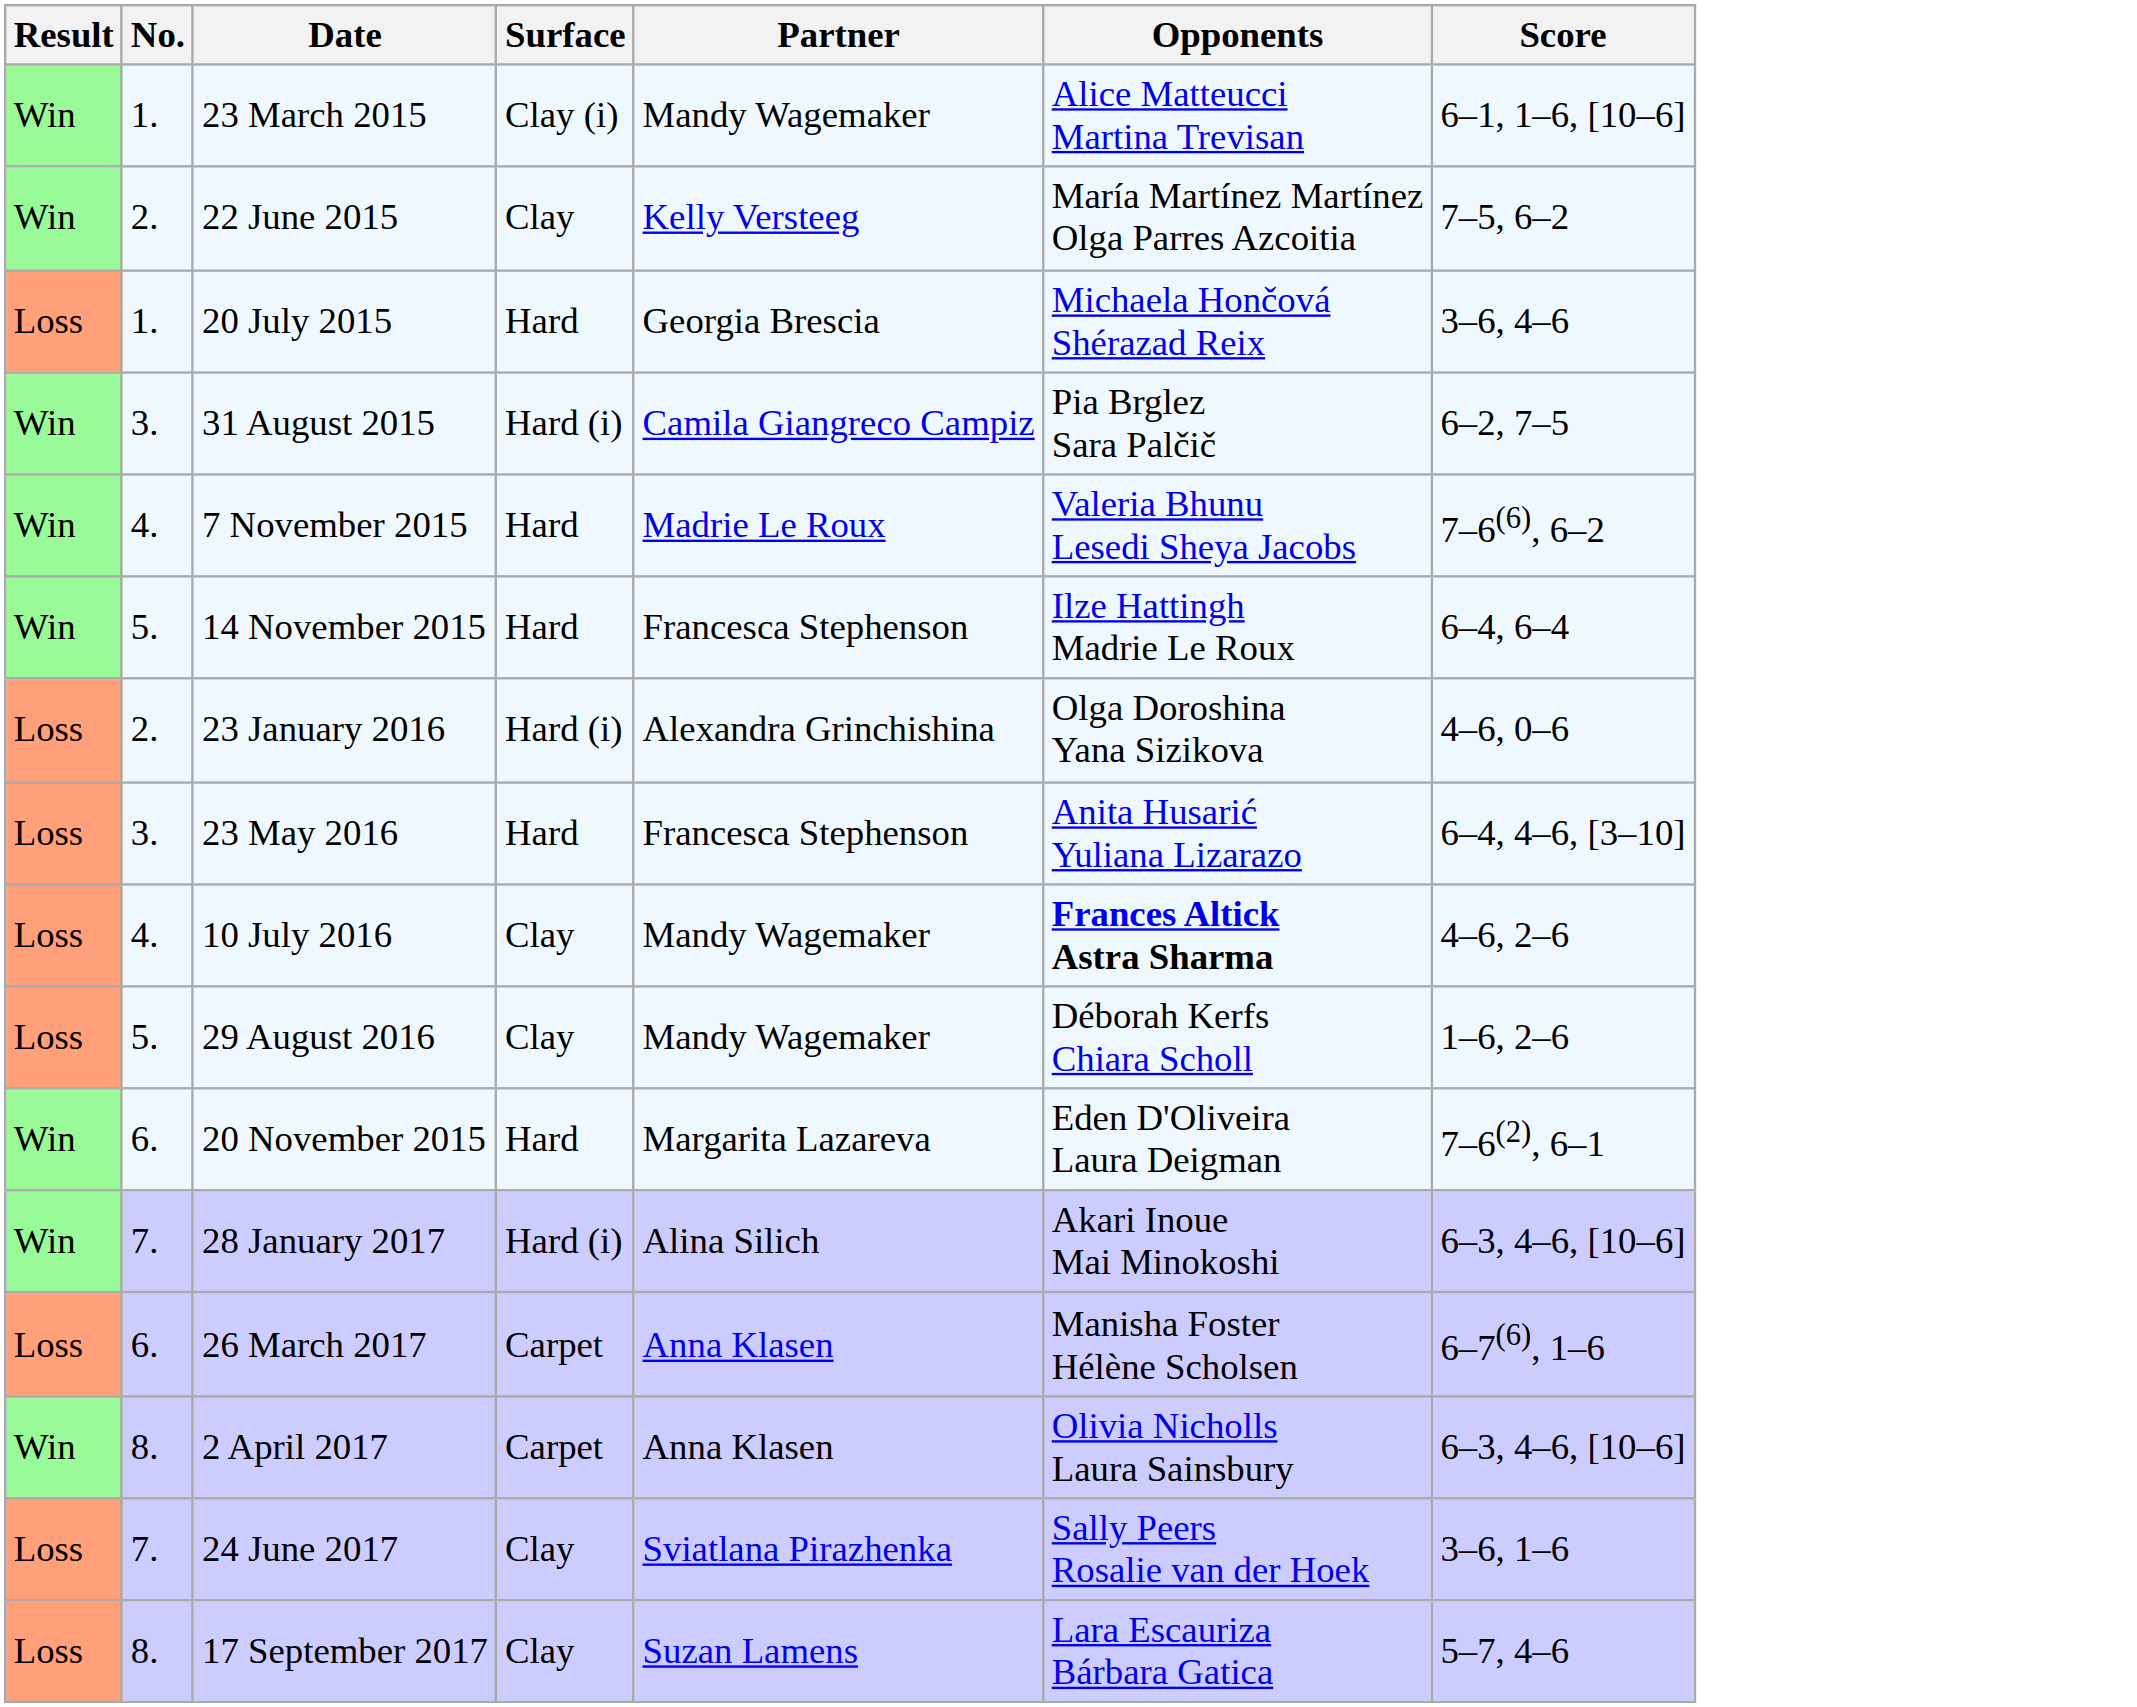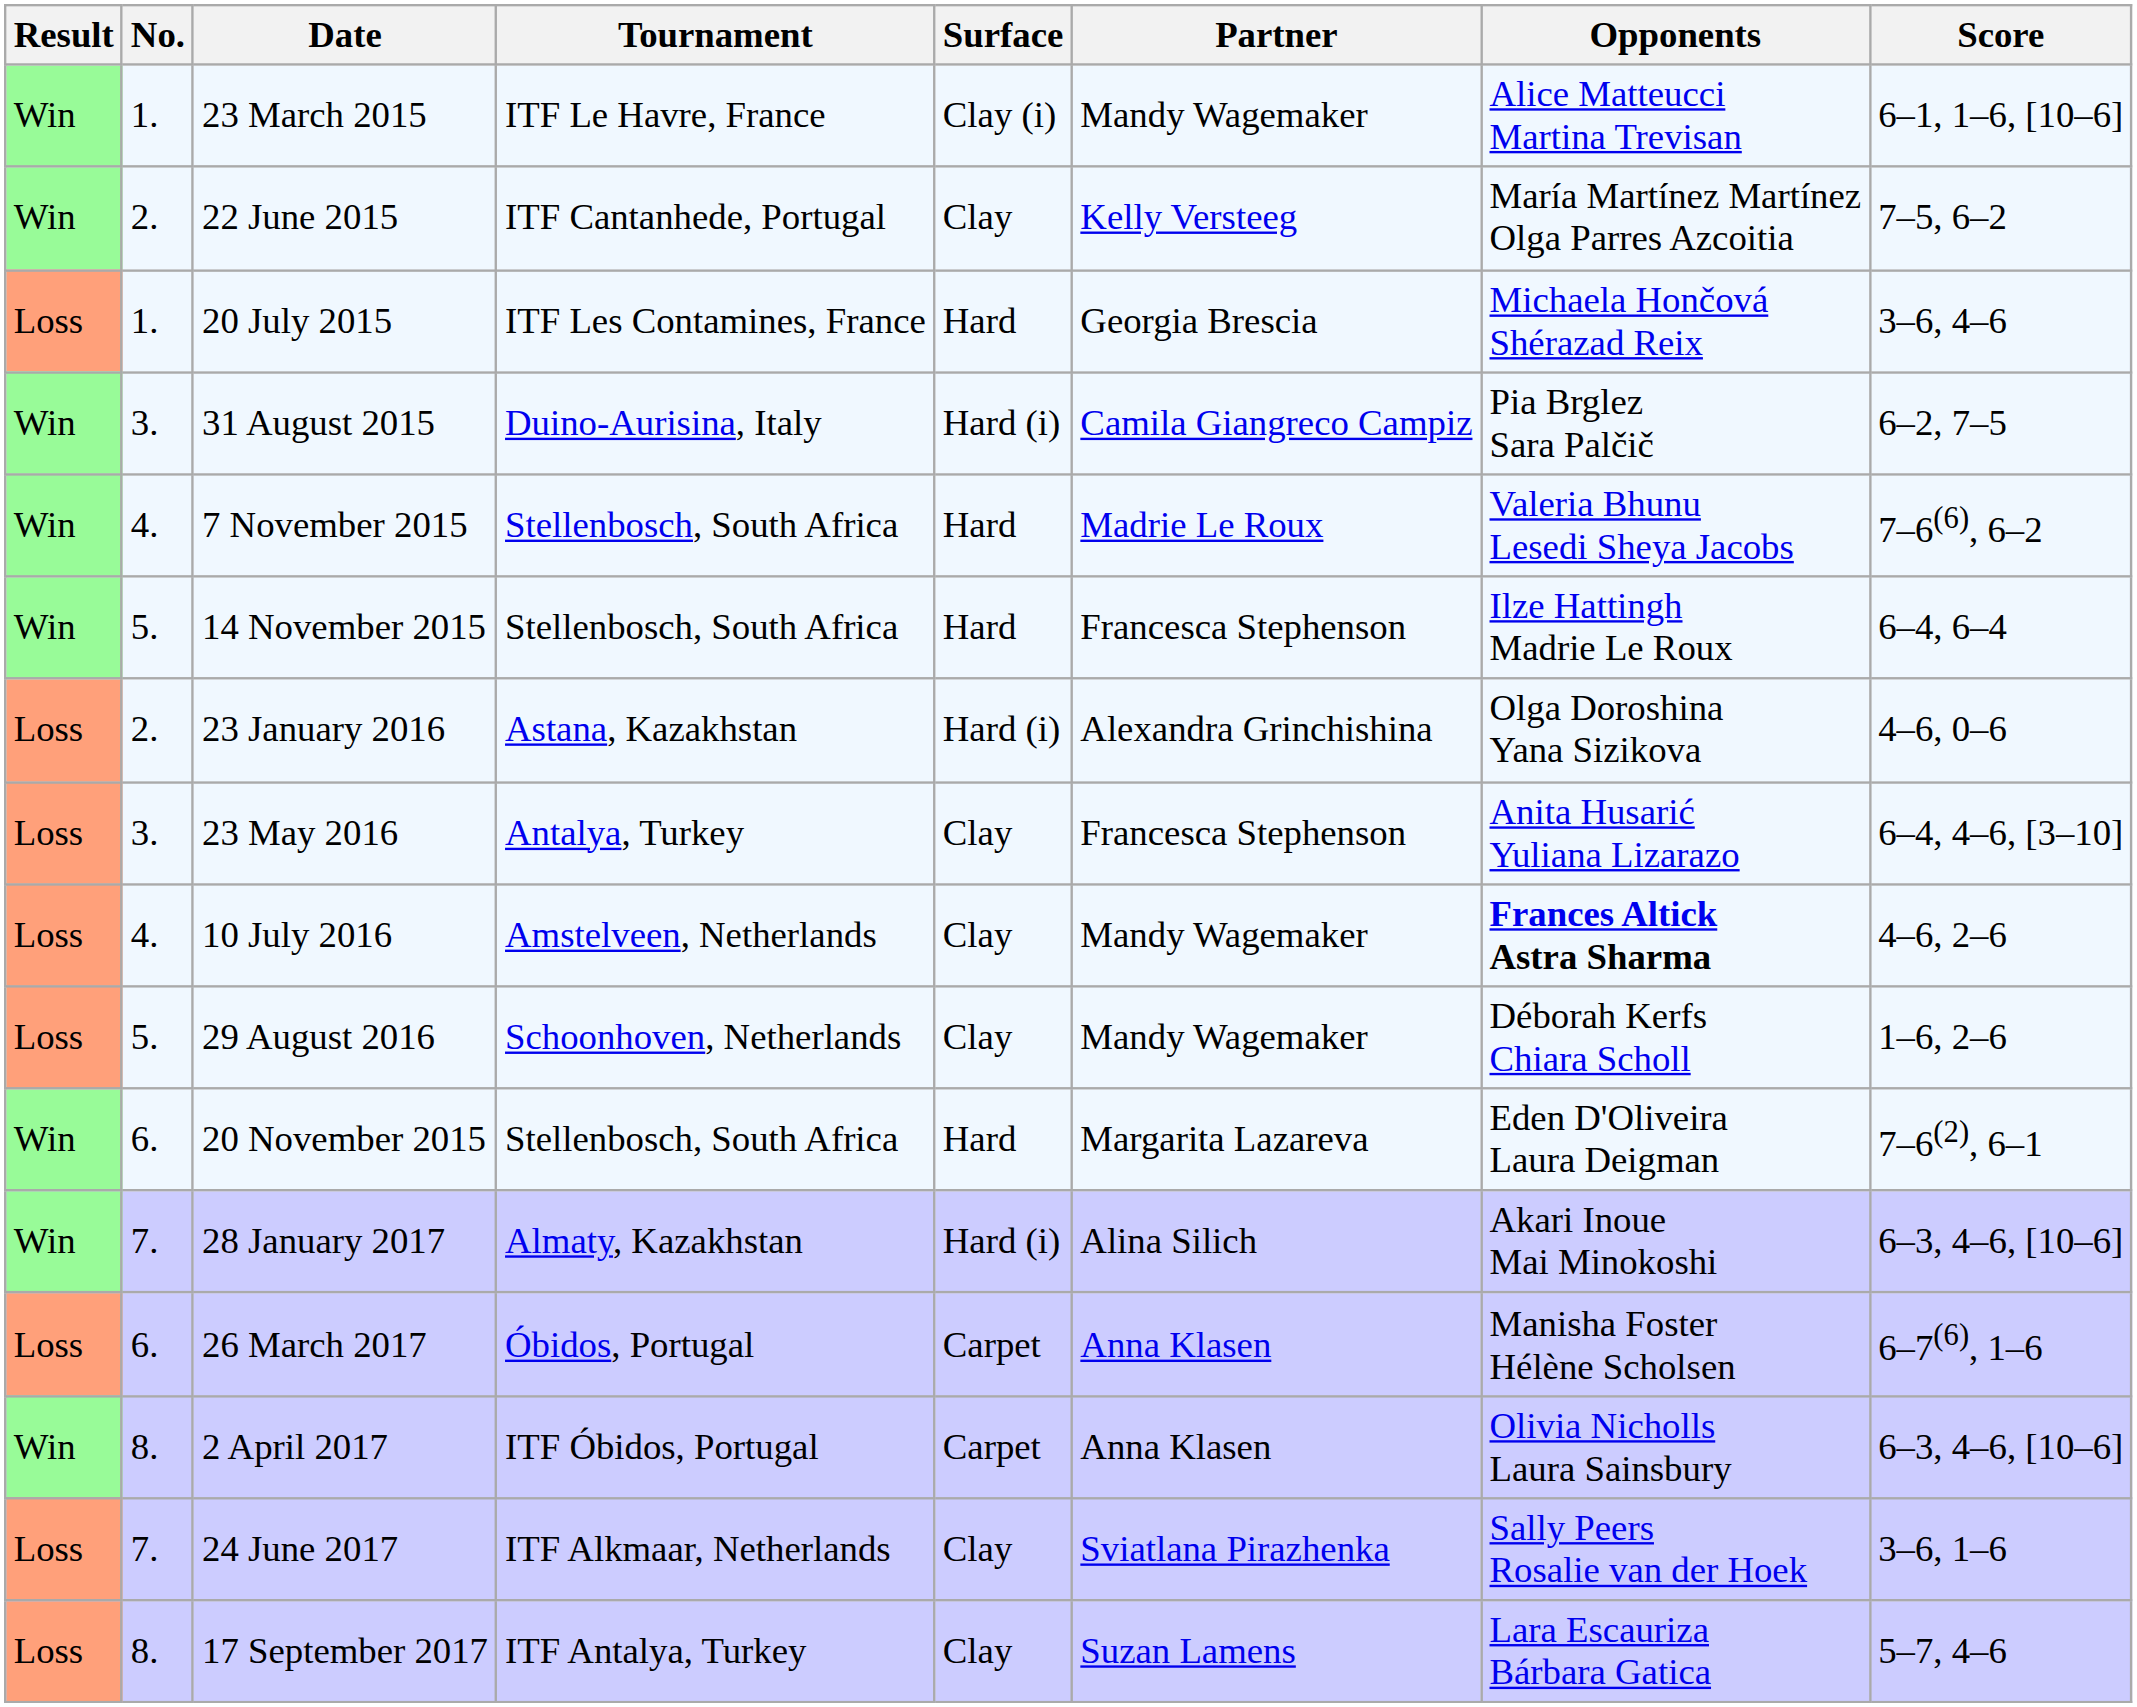+ column: (715, 33)
(542, 831) Hard -> (978, 831) Clay
